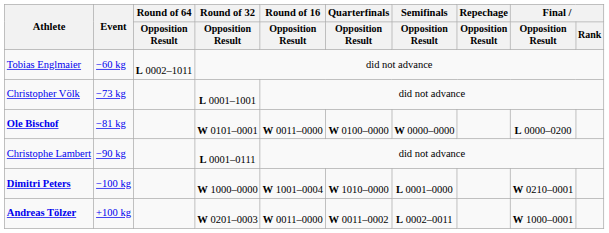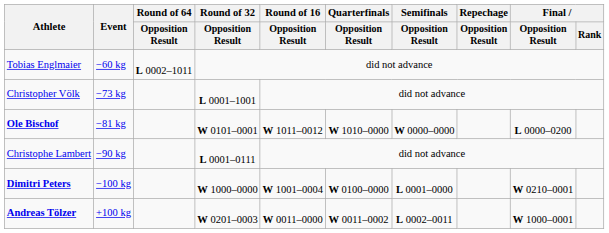(293, 130) W 0011–0000 -> (293, 130) W 1011–0012
(359, 130) W 0100–0000 -> (359, 130) W 1010–0000
(359, 190) W 1010–0000 -> (359, 190) W 0100–0000
